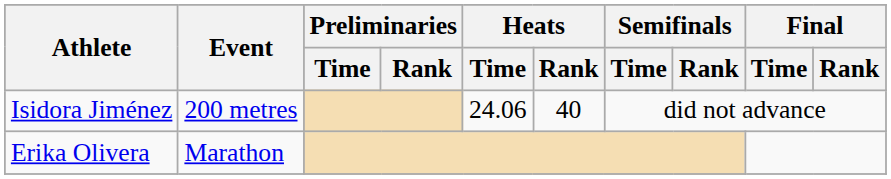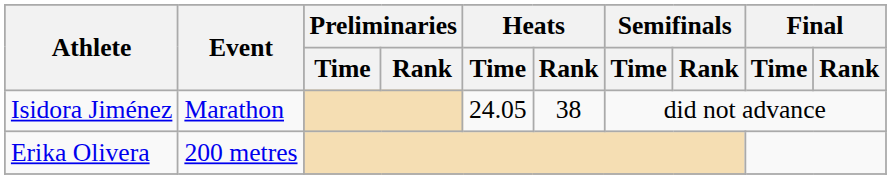(241, 110) 200 metres -> (234, 110) Marathon
(498, 110) 24.06 -> (498, 110) 24.05
(569, 110) 40 -> (569, 110) 38
(234, 152) Marathon -> (241, 152) 200 metres
